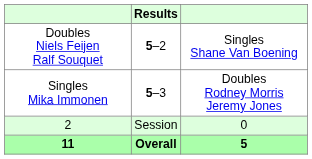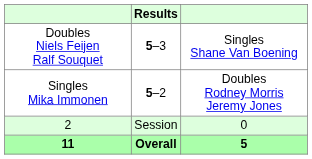(156, 46) 5–2 -> (156, 46) 5–3
(156, 93) 5–3 -> (156, 93) 5–2
